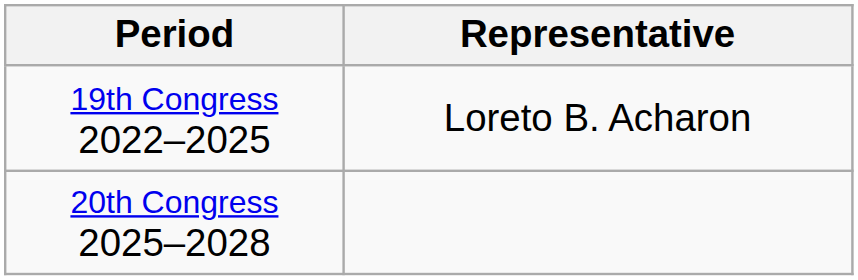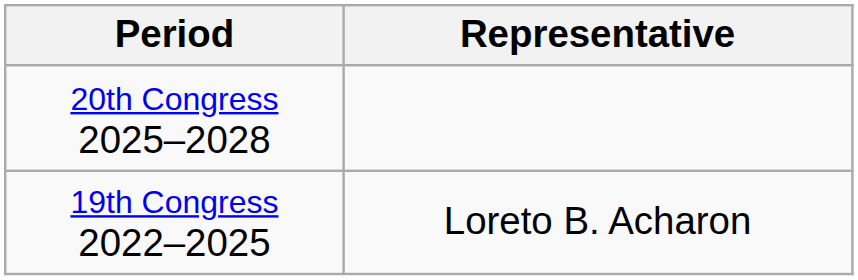rows swapped: (174, 119) <-> (174, 223)
